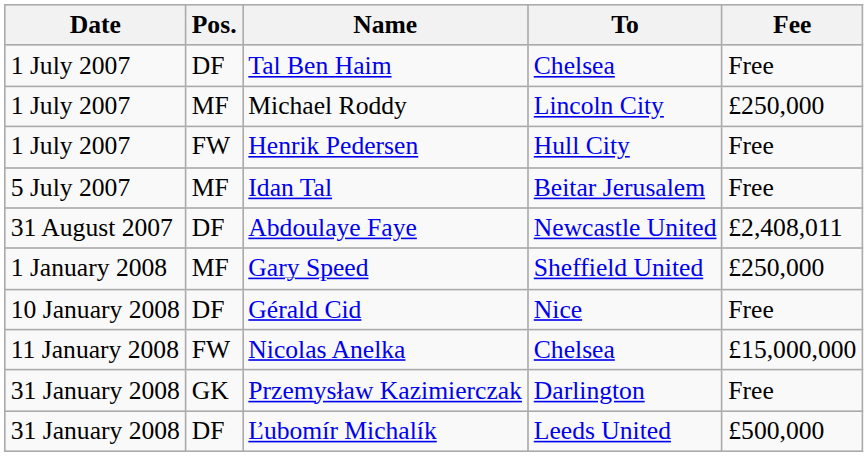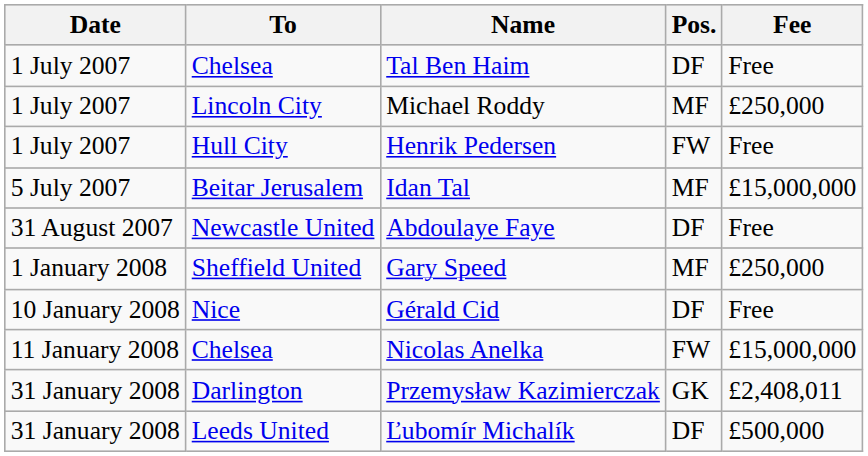columns swapped: (214, 24) <-> (625, 24)
(751, 187) Free -> (792, 187) £15,000,000
(785, 227) £2,408,011 -> (751, 227) Free
(751, 390) Free -> (785, 390) £2,408,011
